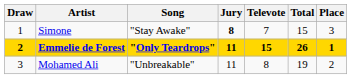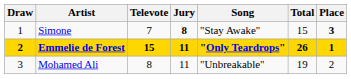columns swapped: (173, 13) <-> (266, 13)
(332, 30) normal -> (332, 30) bold
